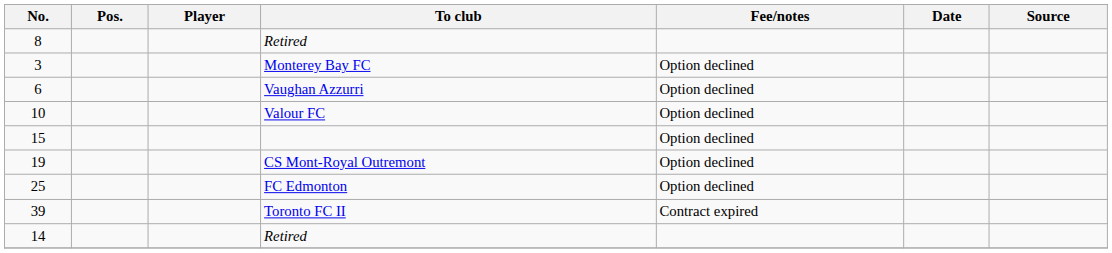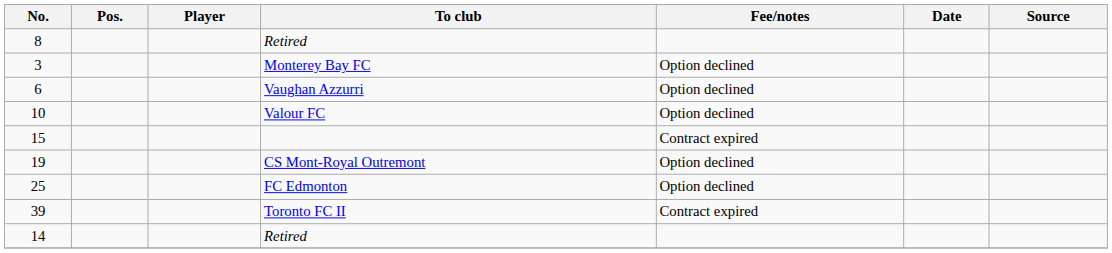(707, 138) Option declined -> (709, 138) Contract expired
